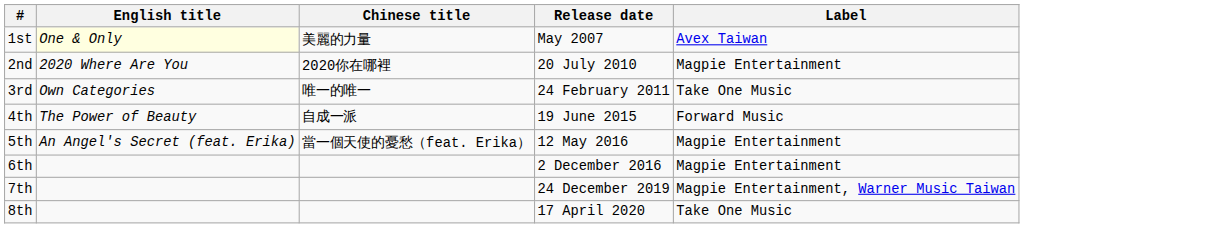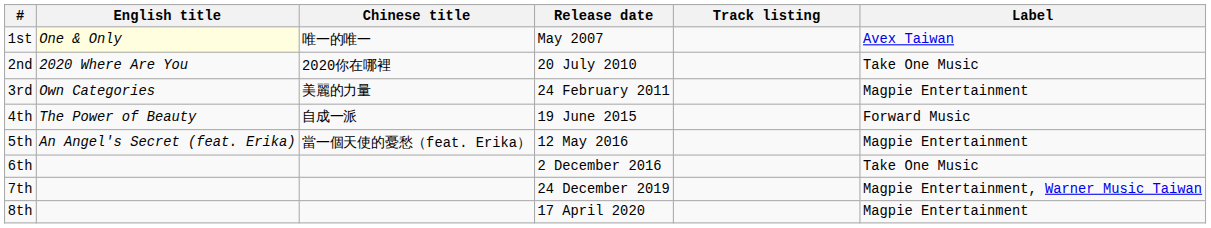+ column: (766, 16)
(337, 40) 美麗的力量 -> (337, 40) 唯一的唯一
(759, 65) Magpie Entertainment -> (921, 65) Take One Music
(337, 92) 唯一的唯一 -> (337, 92) 美麗的力量
(734, 91) Take One Music -> (946, 91) Magpie Entertainment
(759, 166) Magpie Entertainment -> (921, 166) Take One Music
(734, 211) Take One Music -> (946, 211) Magpie Entertainment
